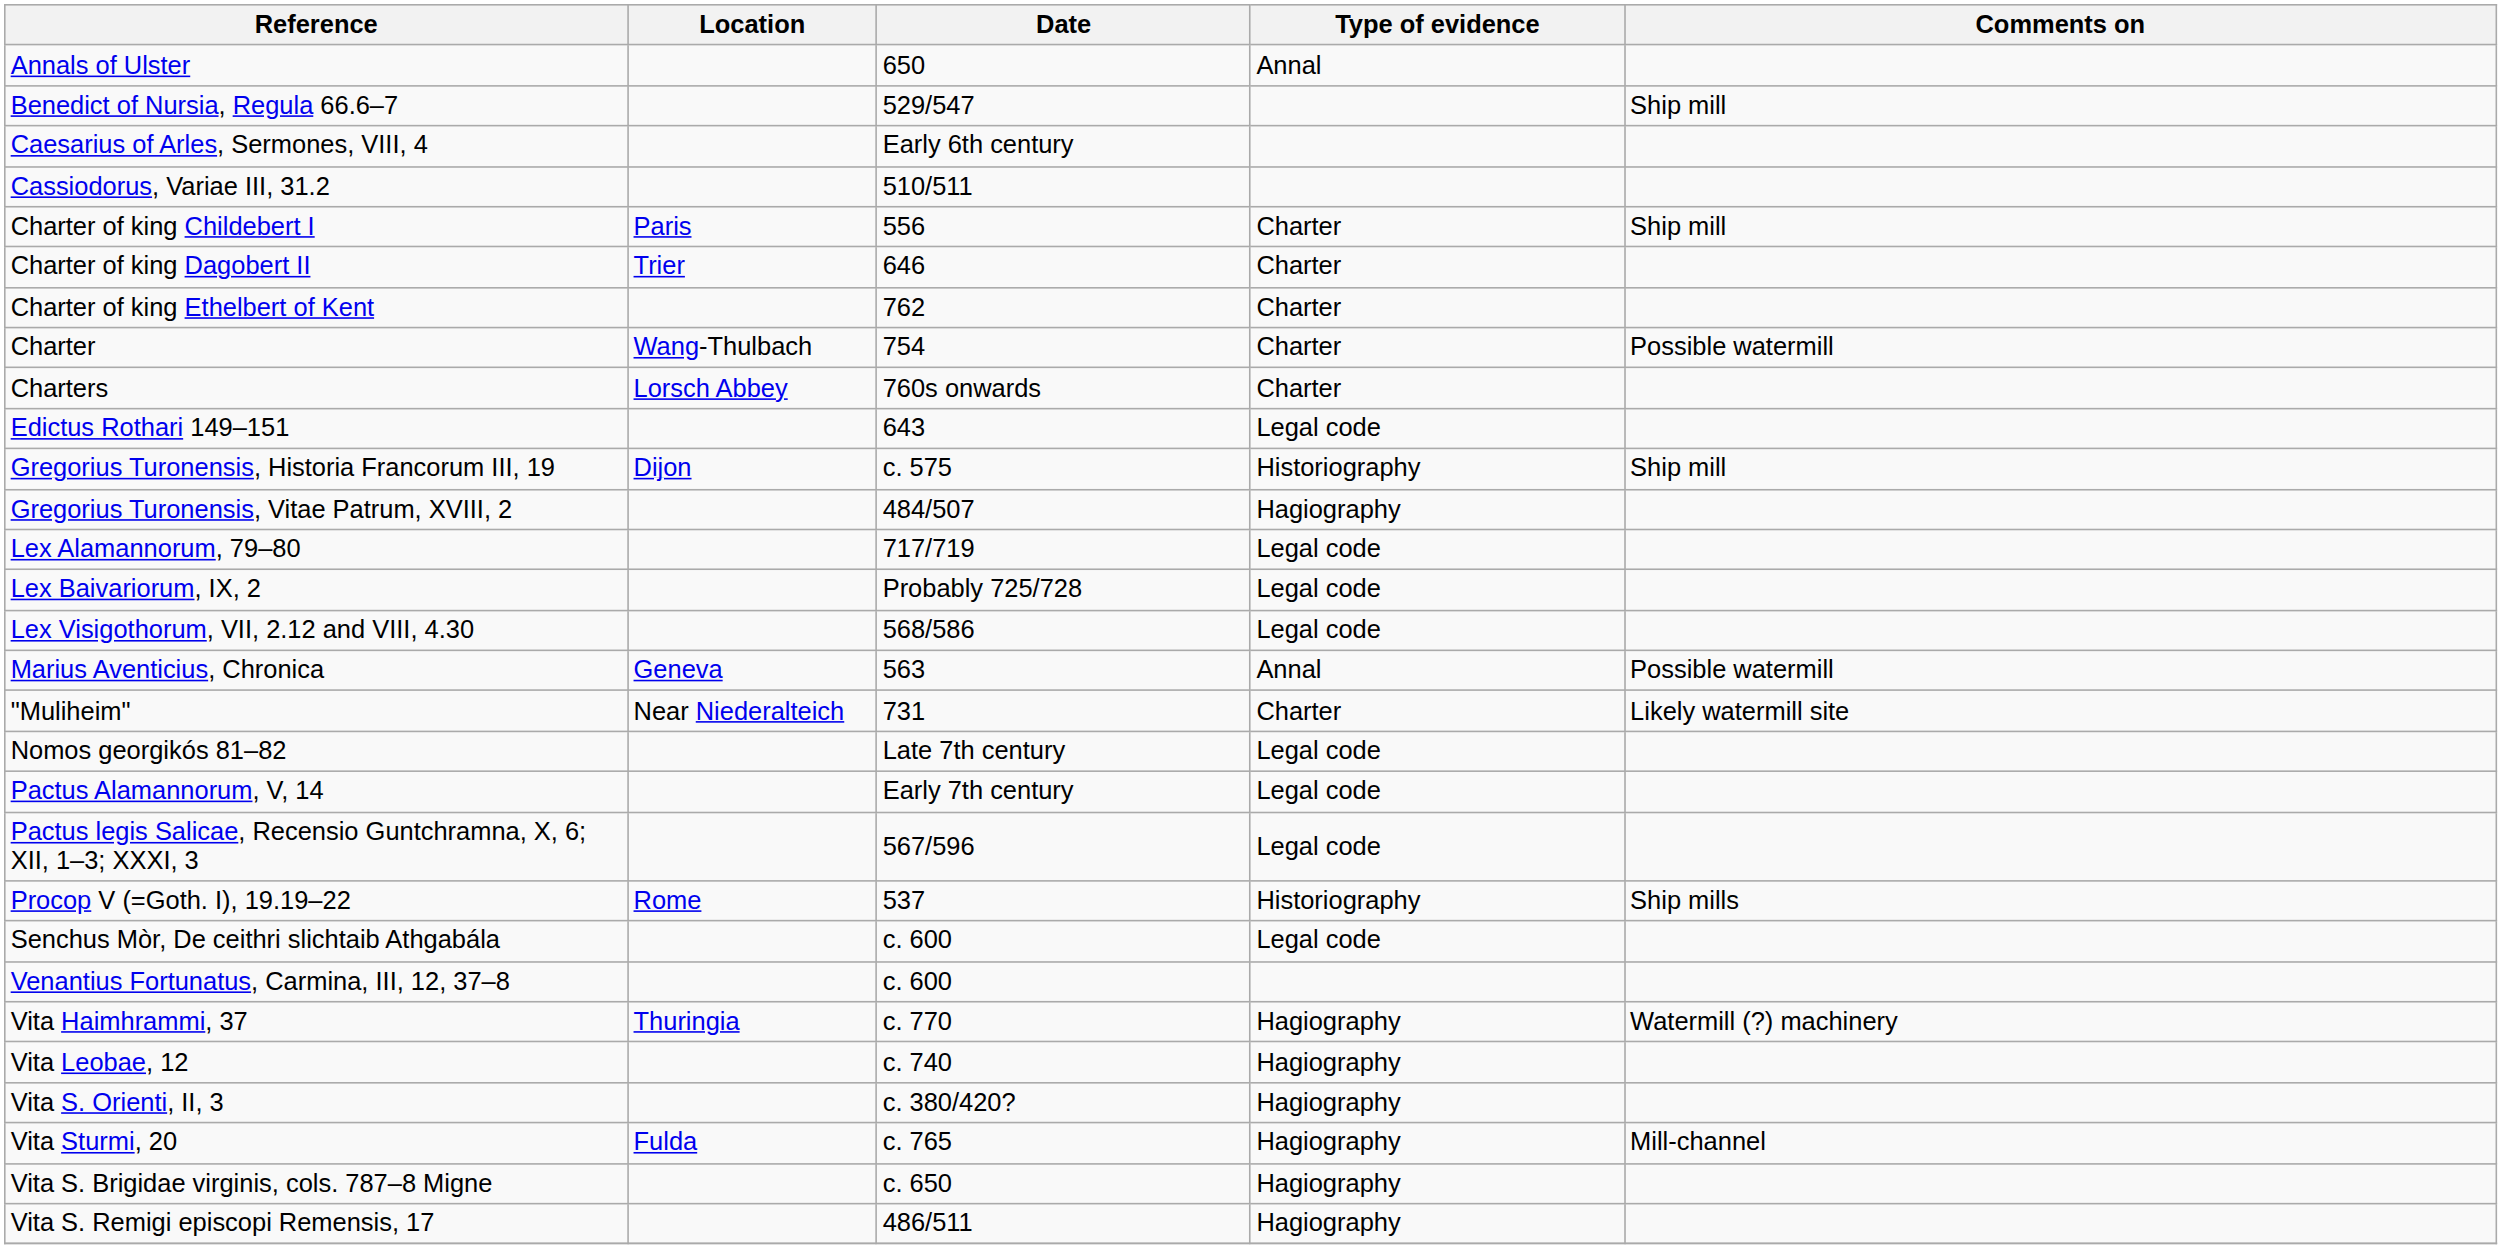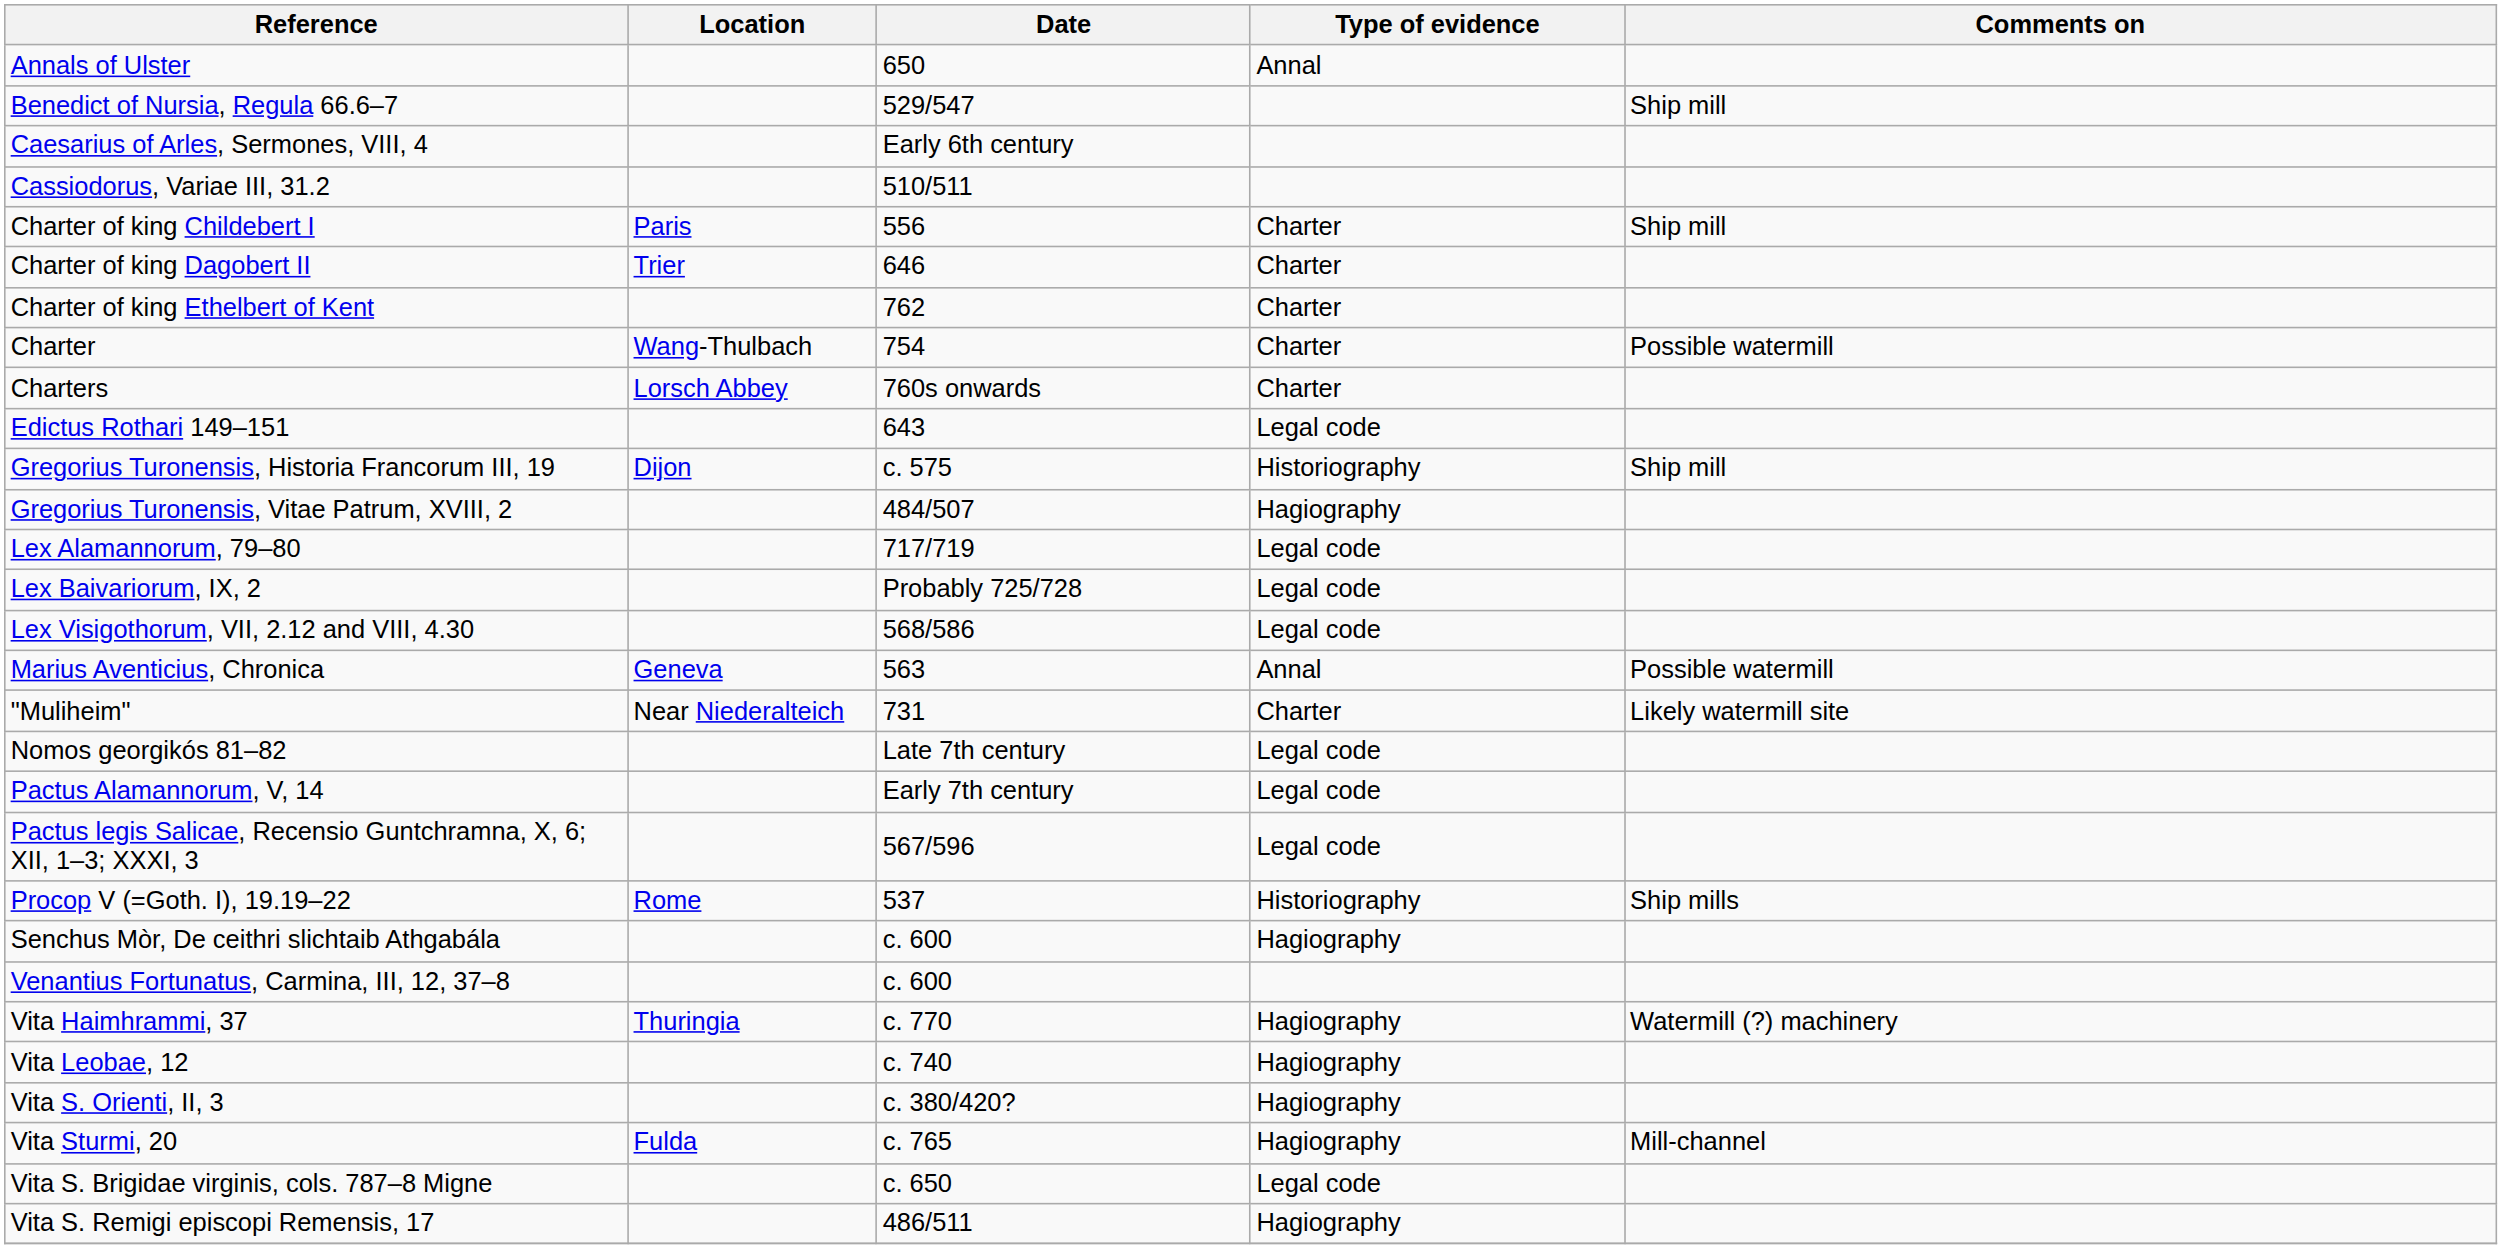(1319, 940) Legal code -> (1329, 940) Hagiography
(1329, 1182) Hagiography -> (1319, 1182) Legal code
